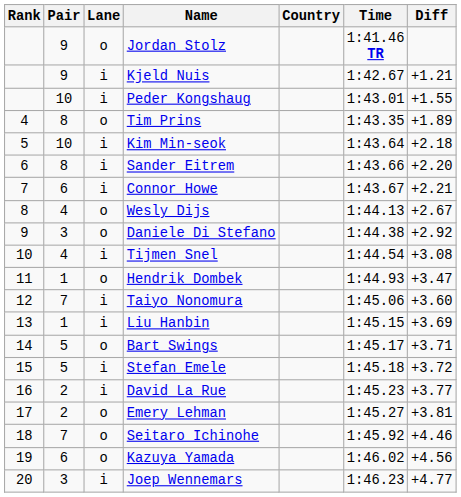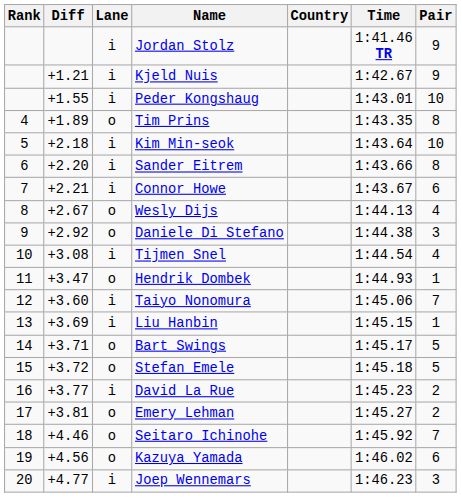columns swapped: (64, 16) <-> (432, 16)
(104, 46) o -> (112, 46) i
(104, 369) i -> (112, 369) o
